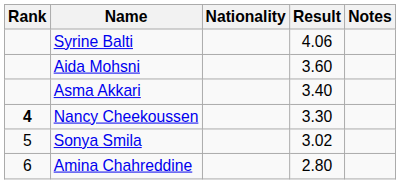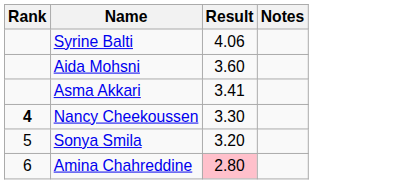- column: (246, 16)
(317, 91) 3.40 -> (230, 91) 3.41
(317, 141) 3.02 -> (230, 141) 3.20
(317, 166) no background -> (230, 166) pink background
